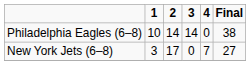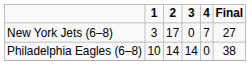rows swapped: (75, 32) <-> (60, 51)
